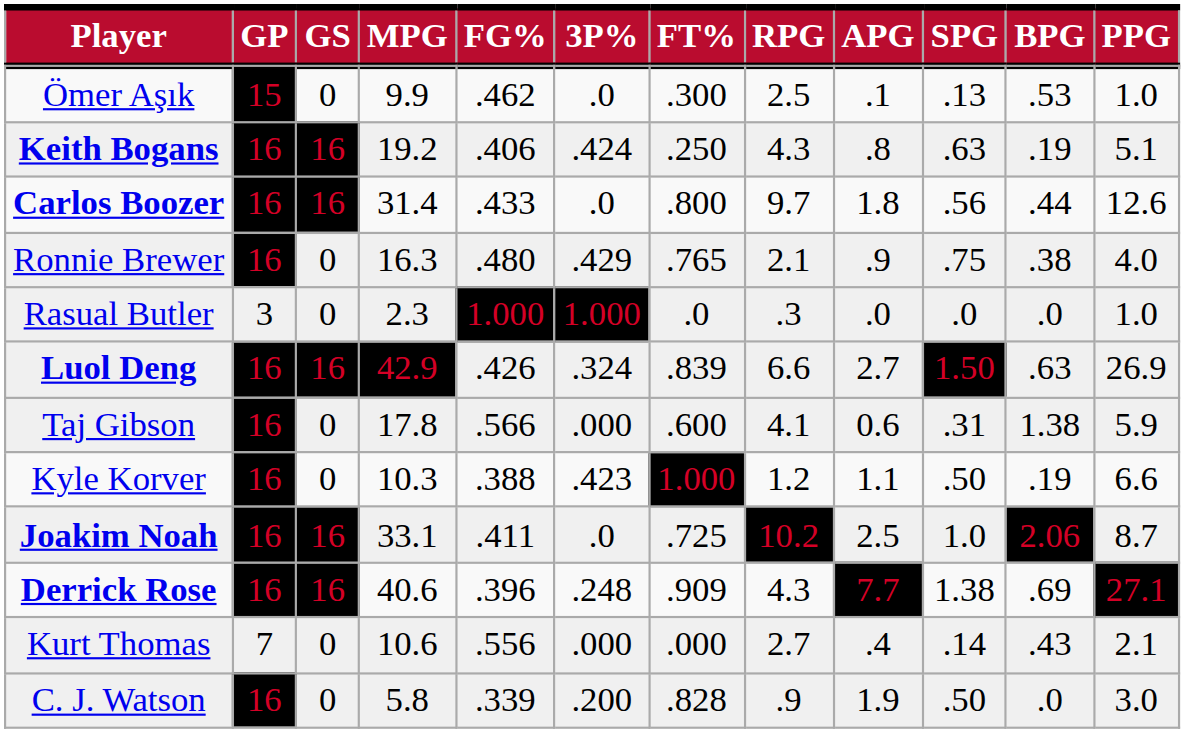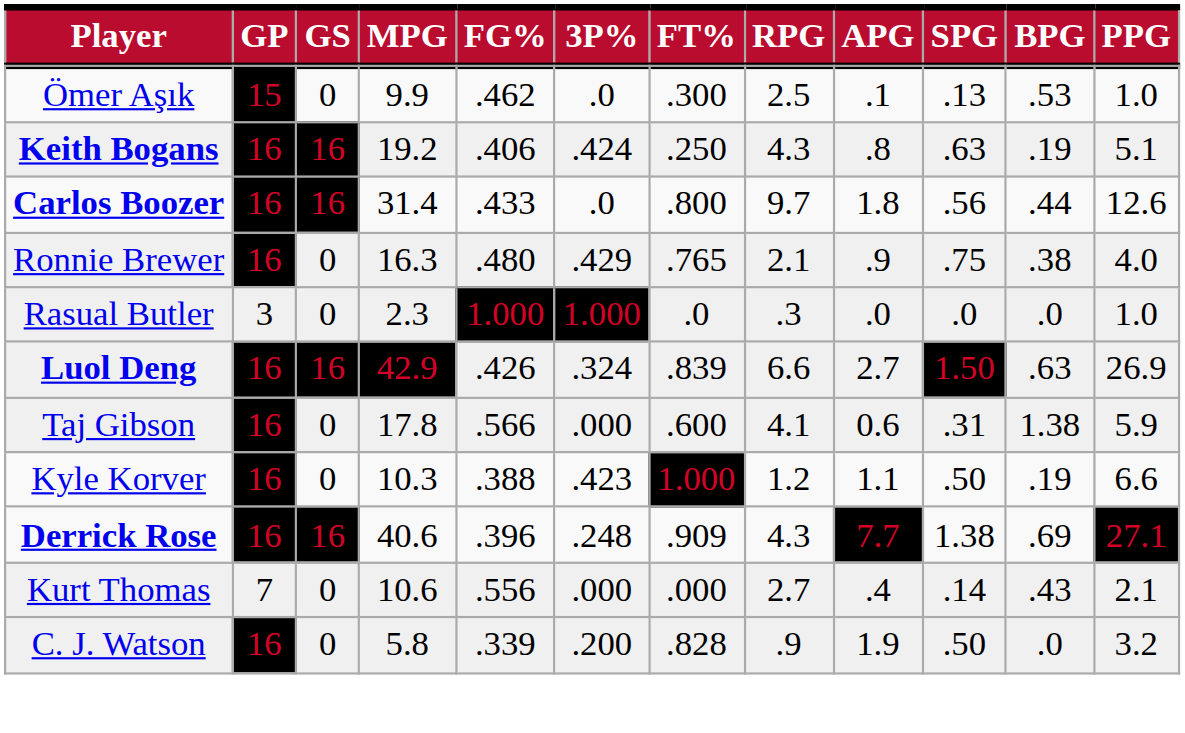- row: (119, 534)
(1136, 699) 3.0 -> (1136, 644) 3.2
